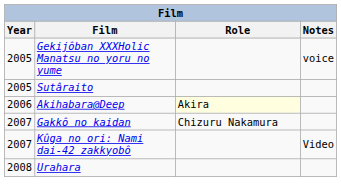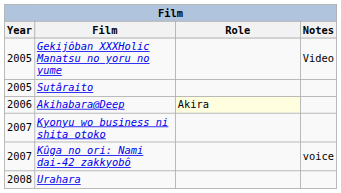(318, 59) voice -> (318, 59) Video
+ row: (103, 128)
- row: (84, 122)
(318, 145) Video -> (318, 157) voice
